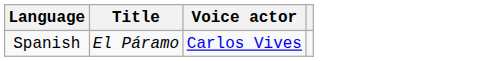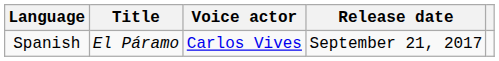+ column: (396, 18)
